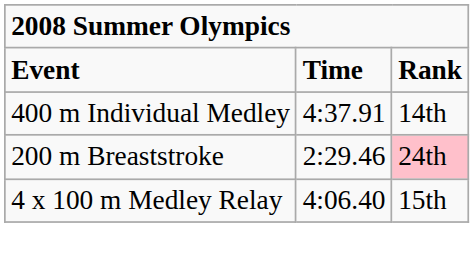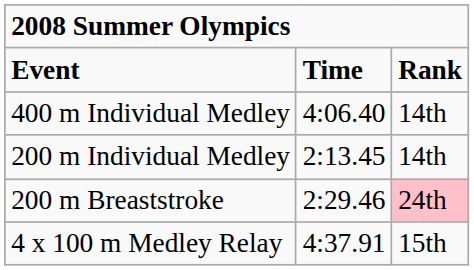(344, 112) 4:37.91 -> (344, 112) 4:06.40
+ row: (151, 156)
(344, 199) 4:06.40 -> (344, 243) 4:37.91
